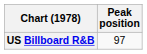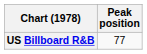(120, 40) 97 -> (120, 40) 77
